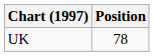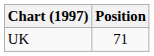(121, 39) 78 -> (121, 39) 71
